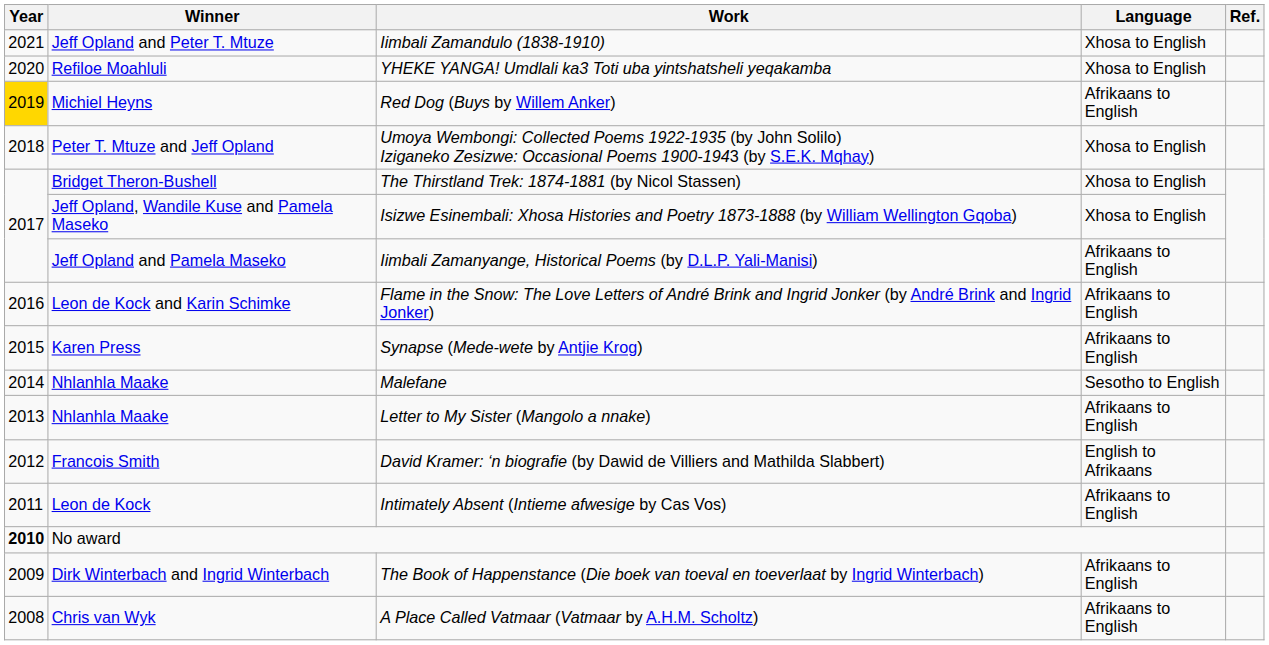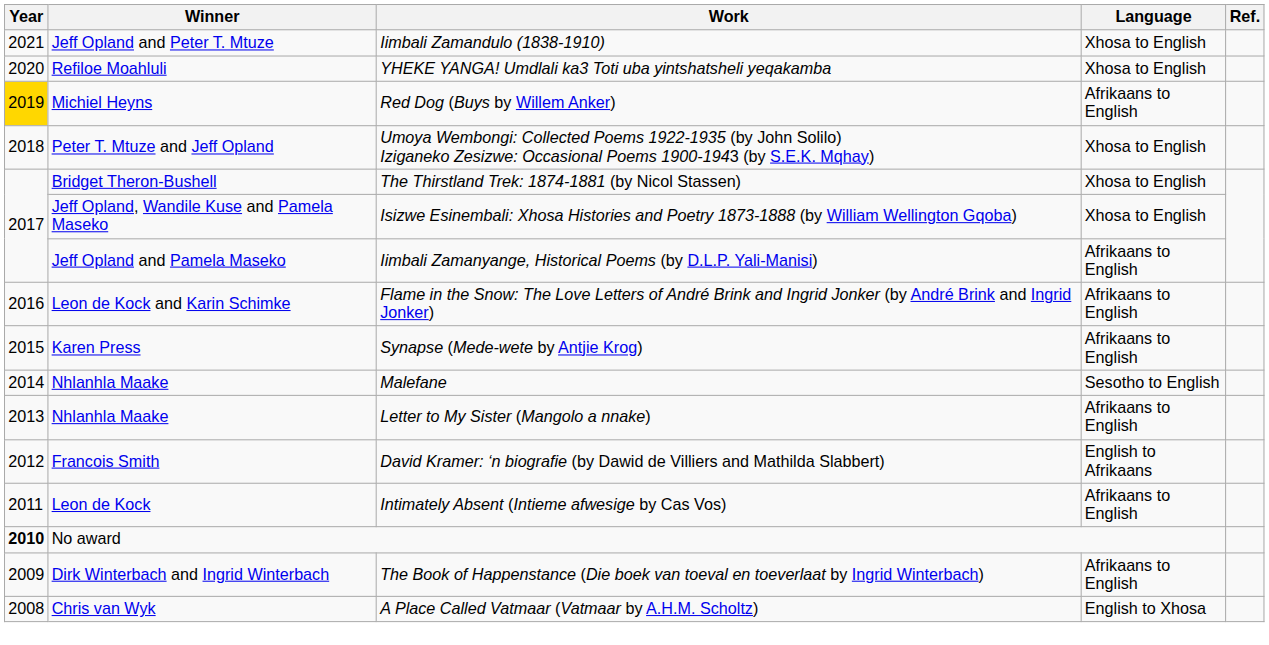(1127, 618) Afrikaans to English -> (1145, 609) English to Xhosa
